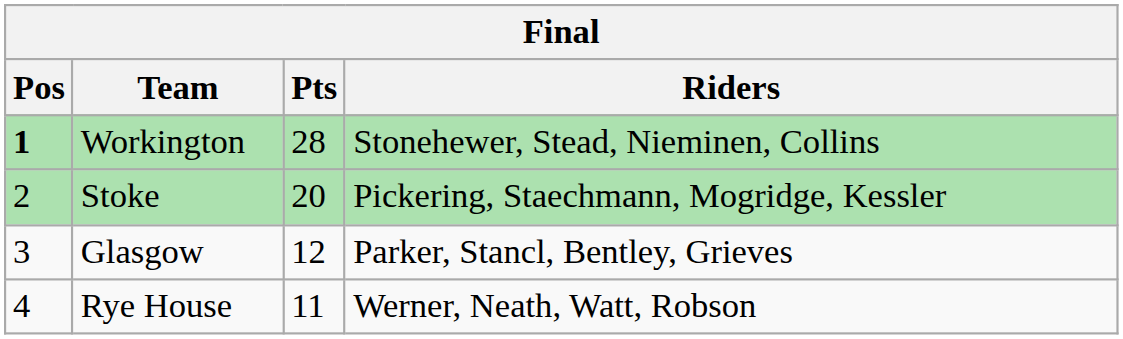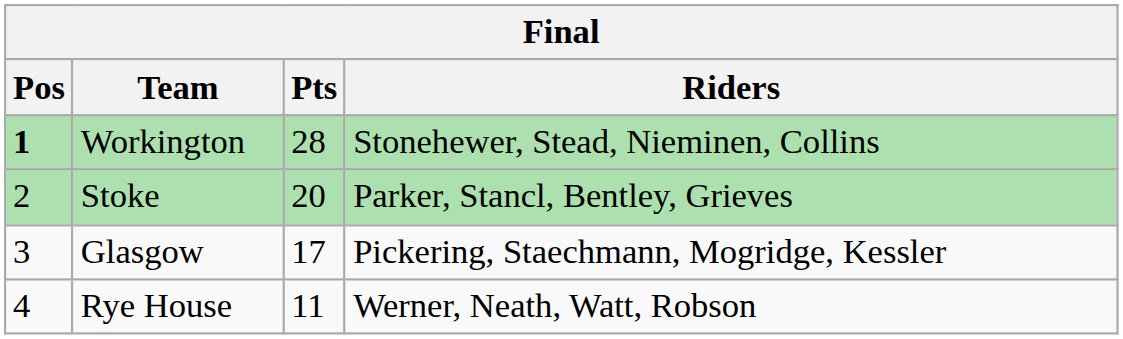(650, 196) Pickering, Staechmann, Mogridge, Kessler -> (573, 196) Parker, Stancl, Bentley, Grieves
(308, 251) 12 -> (308, 251) 17
(573, 251) Parker, Stancl, Bentley, Grieves -> (650, 251) Pickering, Staechmann, Mogridge, Kessler
